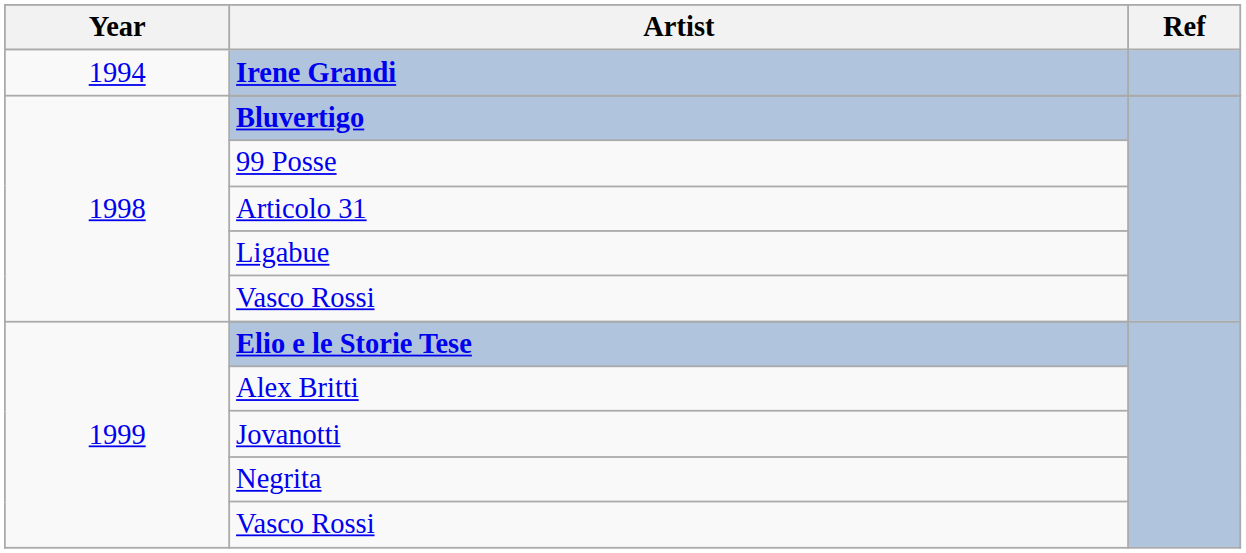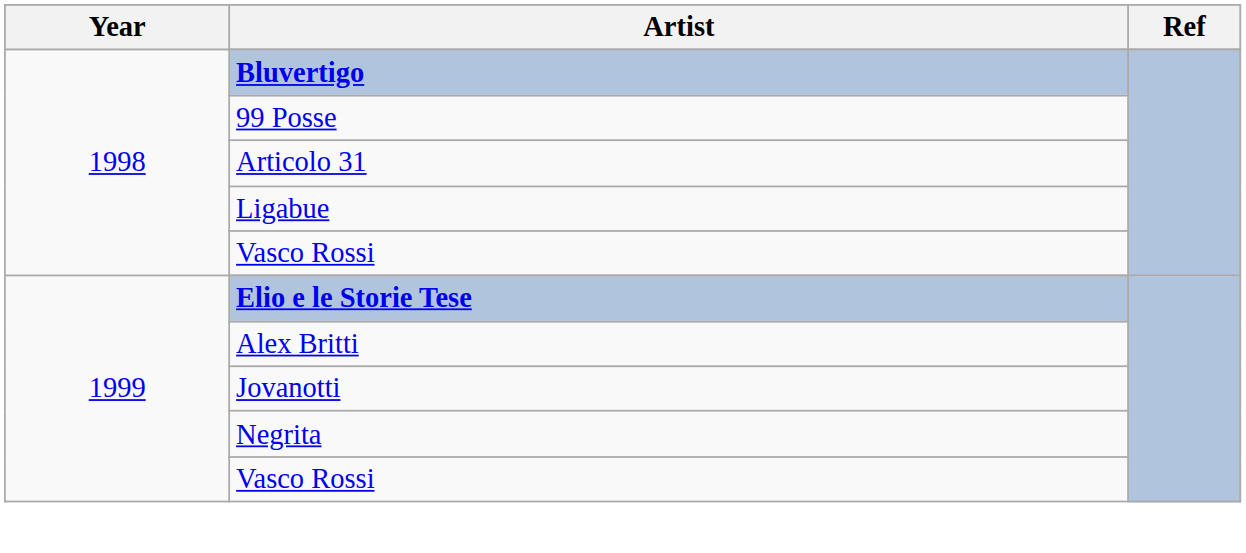- row: (117, 72)
